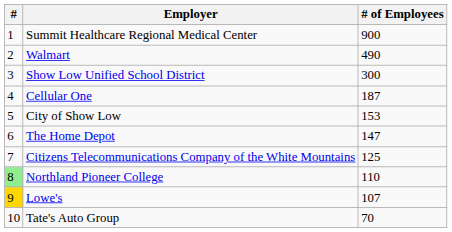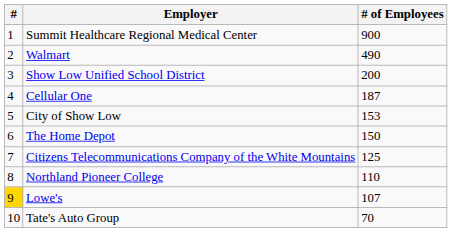(371, 75) 300 -> (371, 75) 200
(371, 136) 147 -> (371, 136) 150
(11, 177) lightgreen background -> (11, 177) no background
